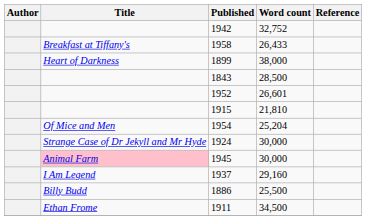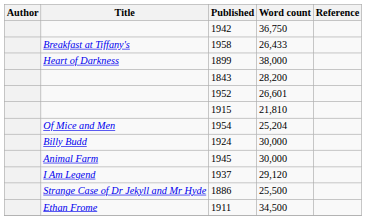(273, 28) 32,752 -> (273, 28) 36,750
(273, 77) 28,500 -> (273, 77) 28,200
(125, 142) Strange Case of Dr Jekyll and Mr Hyde -> (65, 142) Billy Budd
(71, 158) pink background -> (71, 158) no background
(273, 175) 29,160 -> (273, 175) 29,120
(65, 191) Billy Budd -> (125, 191) Strange Case of Dr Jekyll and Mr Hyde
